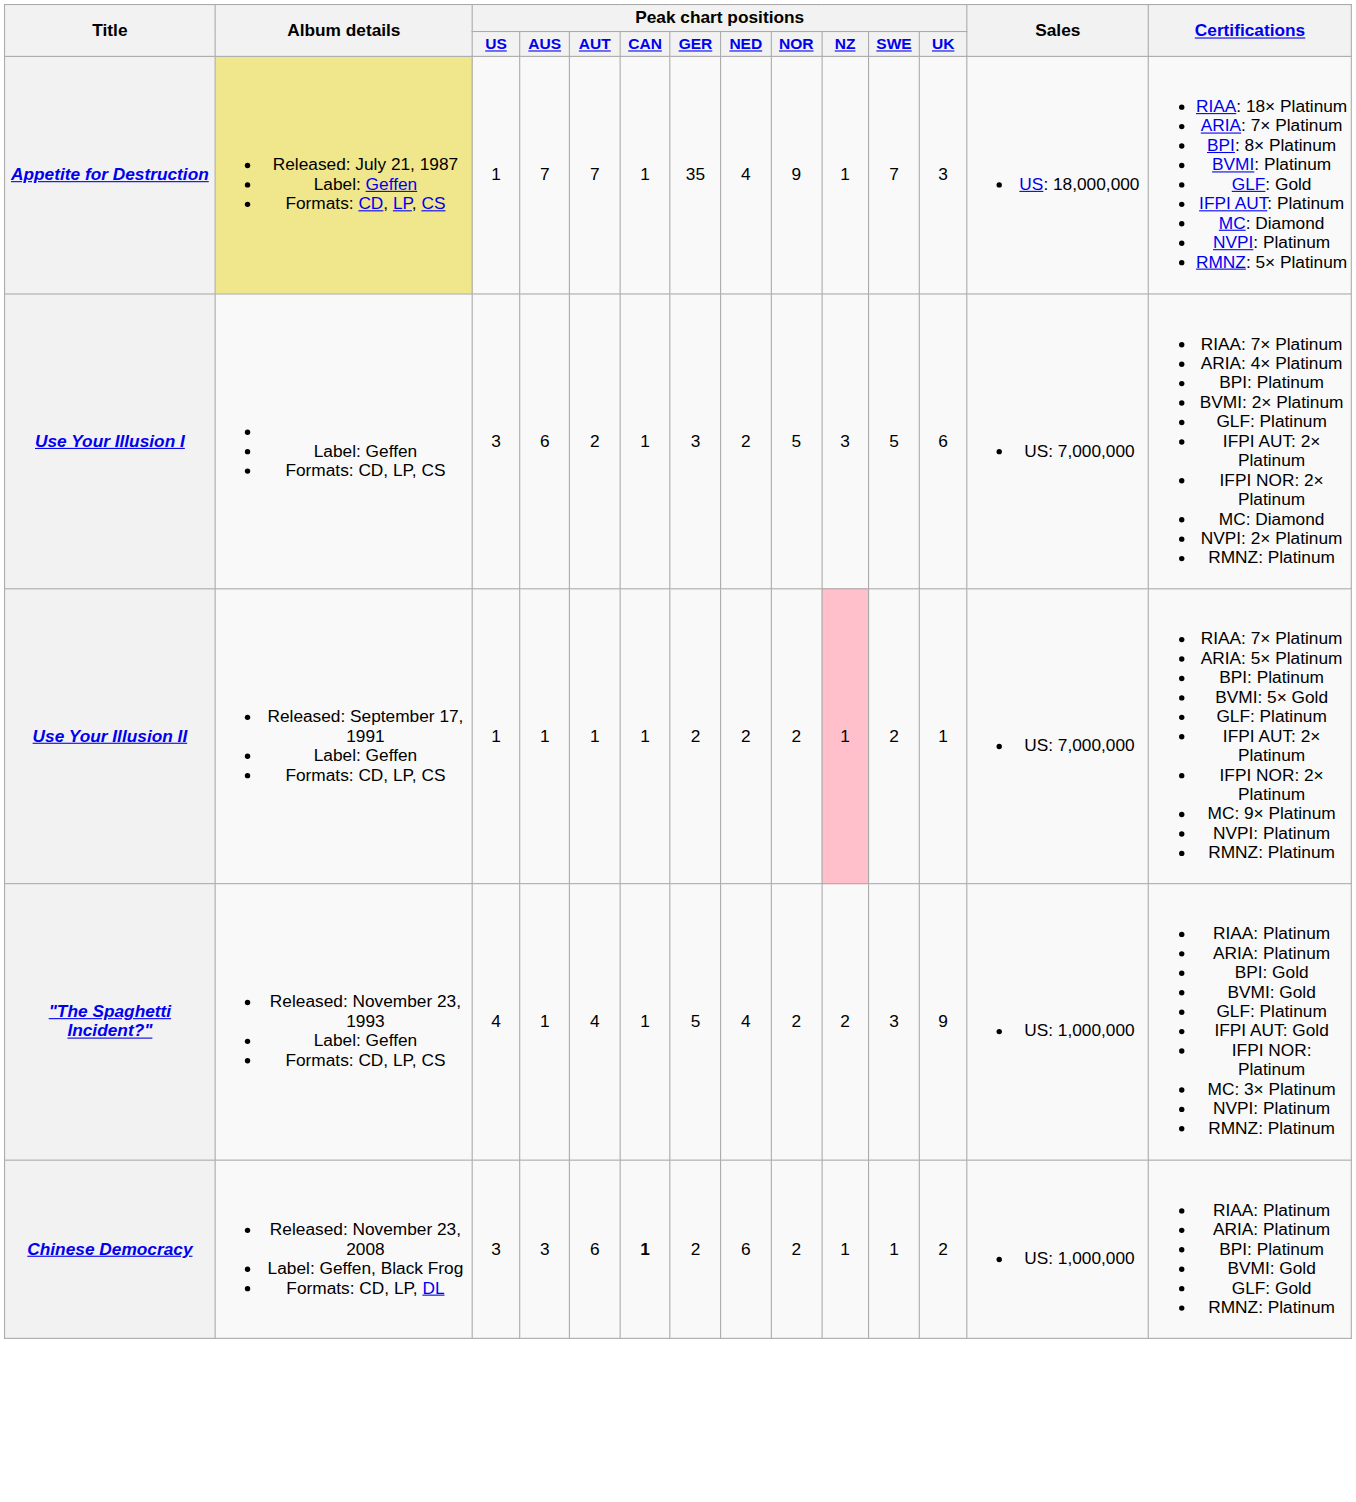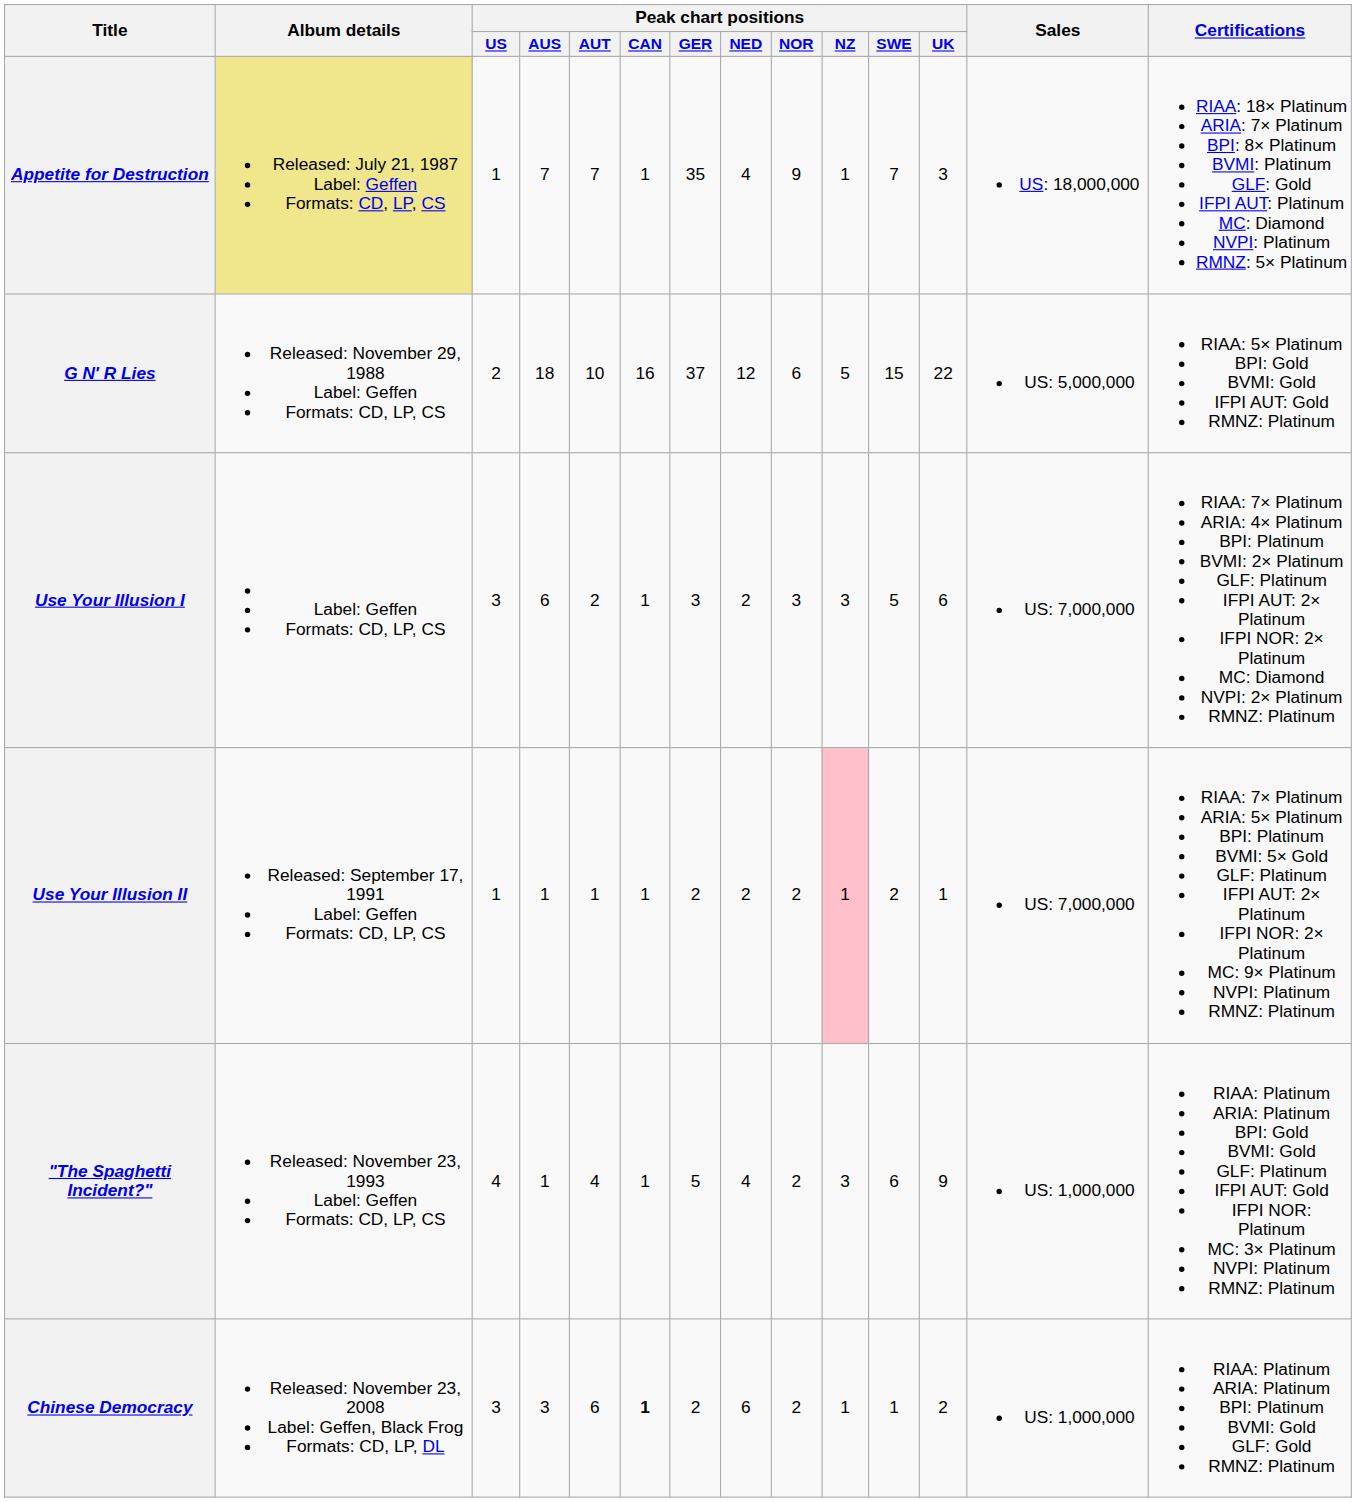+ row: (110, 372)
(796, 441) 5 -> (796, 600) 3
(845, 1021) 2 -> (845, 1180) 3
(894, 1021) 3 -> (894, 1180) 6
